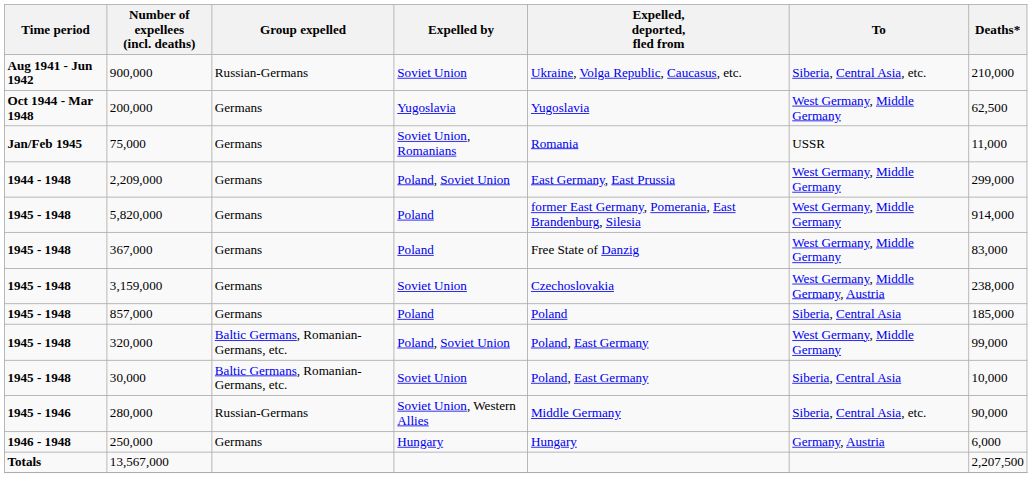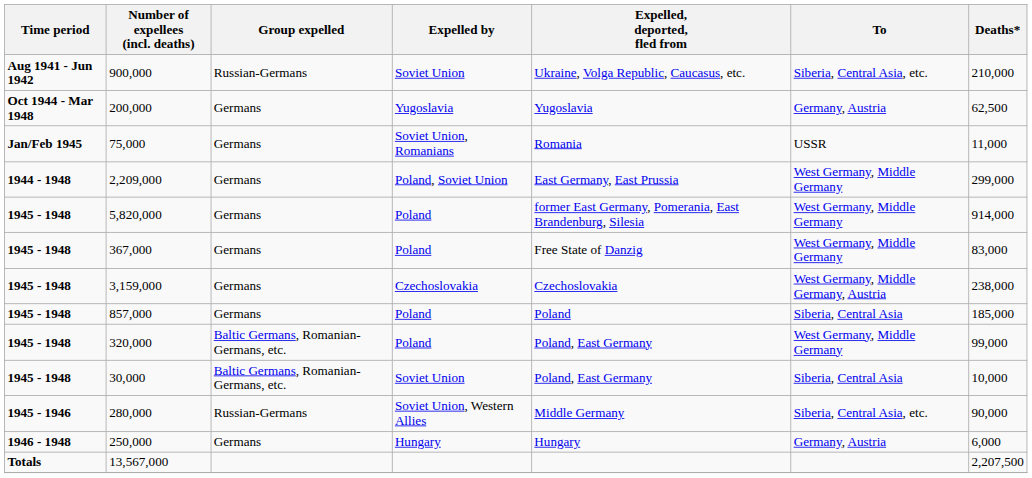(853, 108) West Germany, Middle Germany -> (840, 108) Germany, Austria
(432, 286) Soviet Union -> (436, 286) Czechoslovakia
(454, 342) Poland, Soviet Union -> (413, 342) Poland
